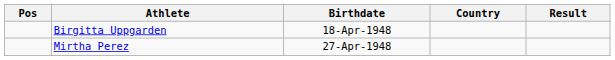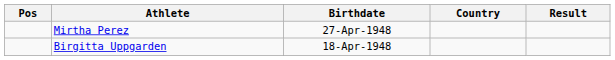rows swapped: (110, 30) <-> (91, 47)
